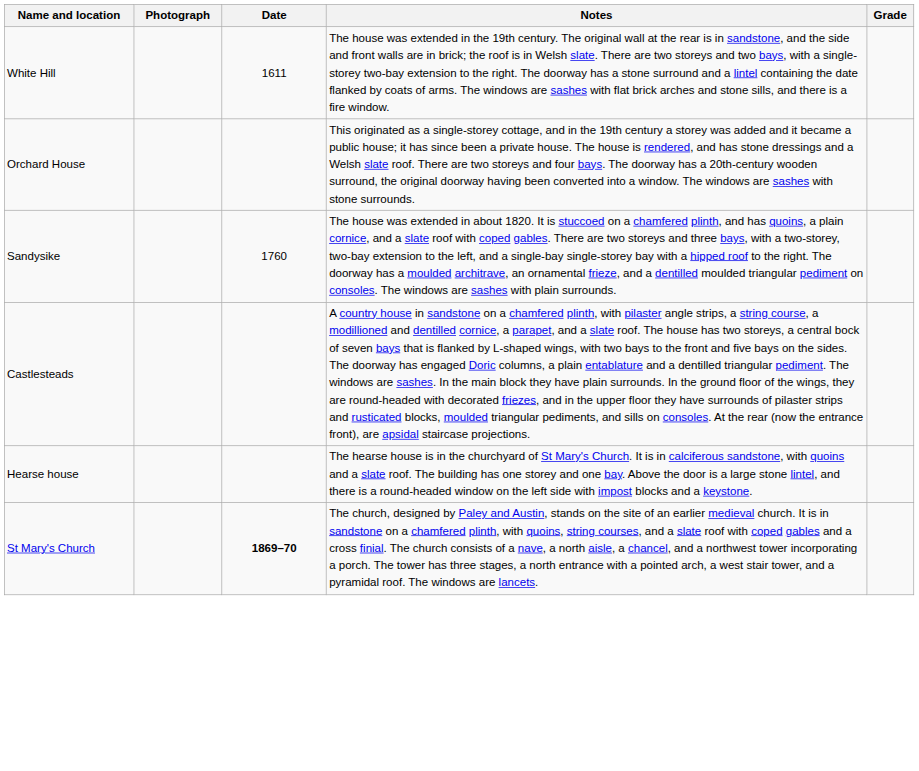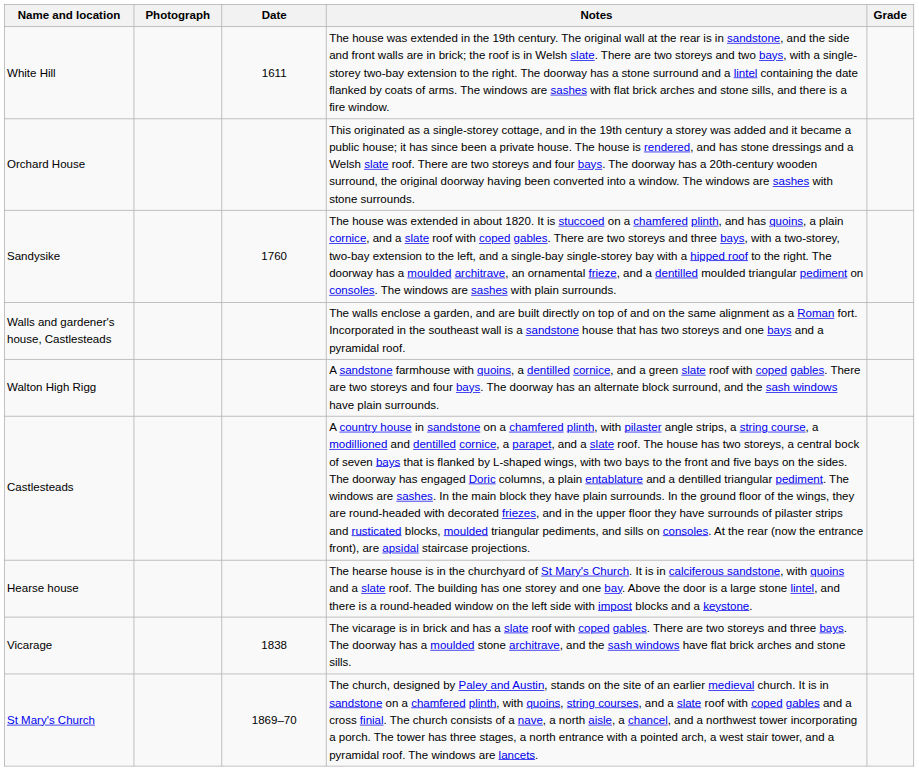+ row: (61, 330)
+ row: (52, 387)
+ row: (30, 645)
(274, 548) bold -> (274, 720) normal
